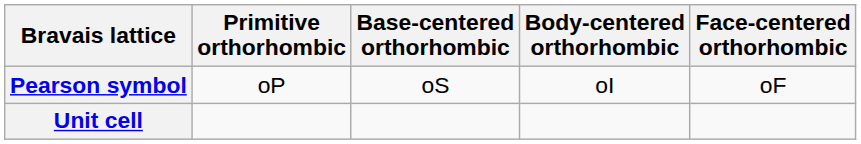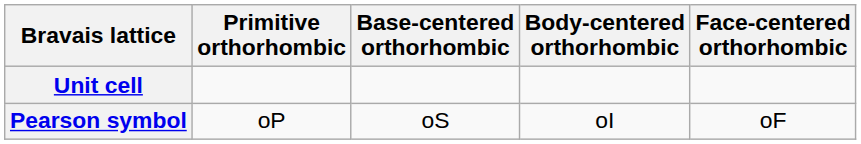rows swapped: (98, 84) <-> (98, 120)
